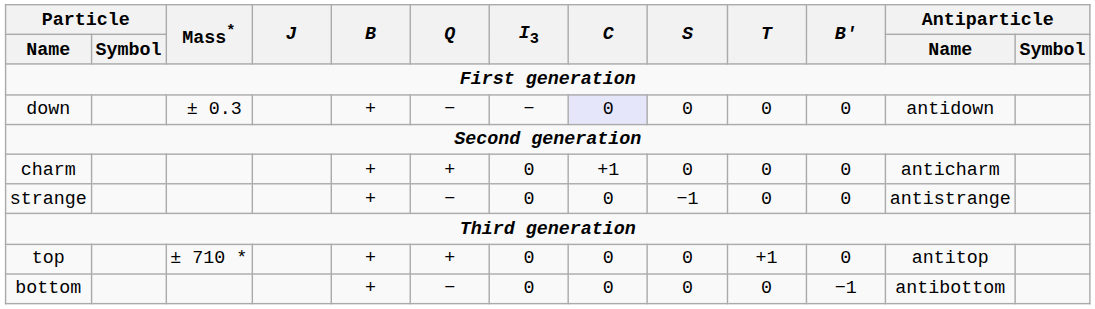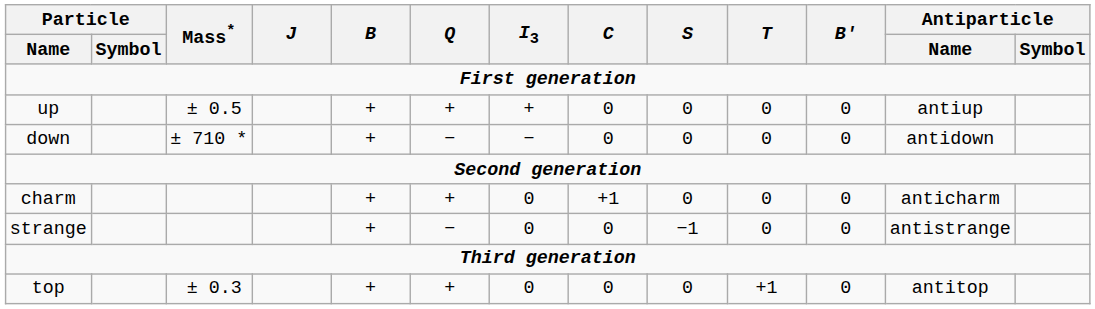+ row: (48, 109)
(209, 109) ± 0.3 -> (209, 139) ± 710 *
(608, 109) lavender background -> (608, 139) no background
(209, 259) ± 710 * -> (209, 289) ± 0.3
- row: (48, 289)
